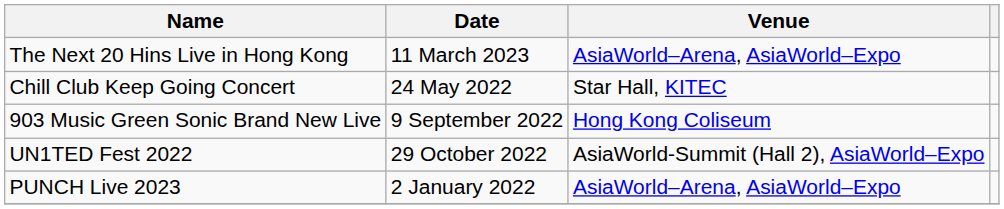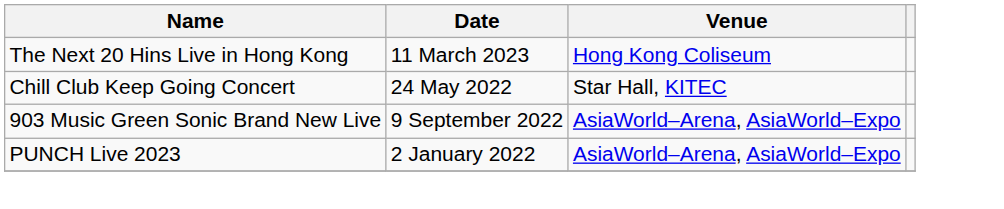(737, 54) AsiaWorld–Arena, AsiaWorld–Expo -> (672, 54) Hong Kong Coliseum
(672, 120) Hong Kong Coliseum -> (737, 120) AsiaWorld–Arena, AsiaWorld–Expo
- row: (101, 154)
